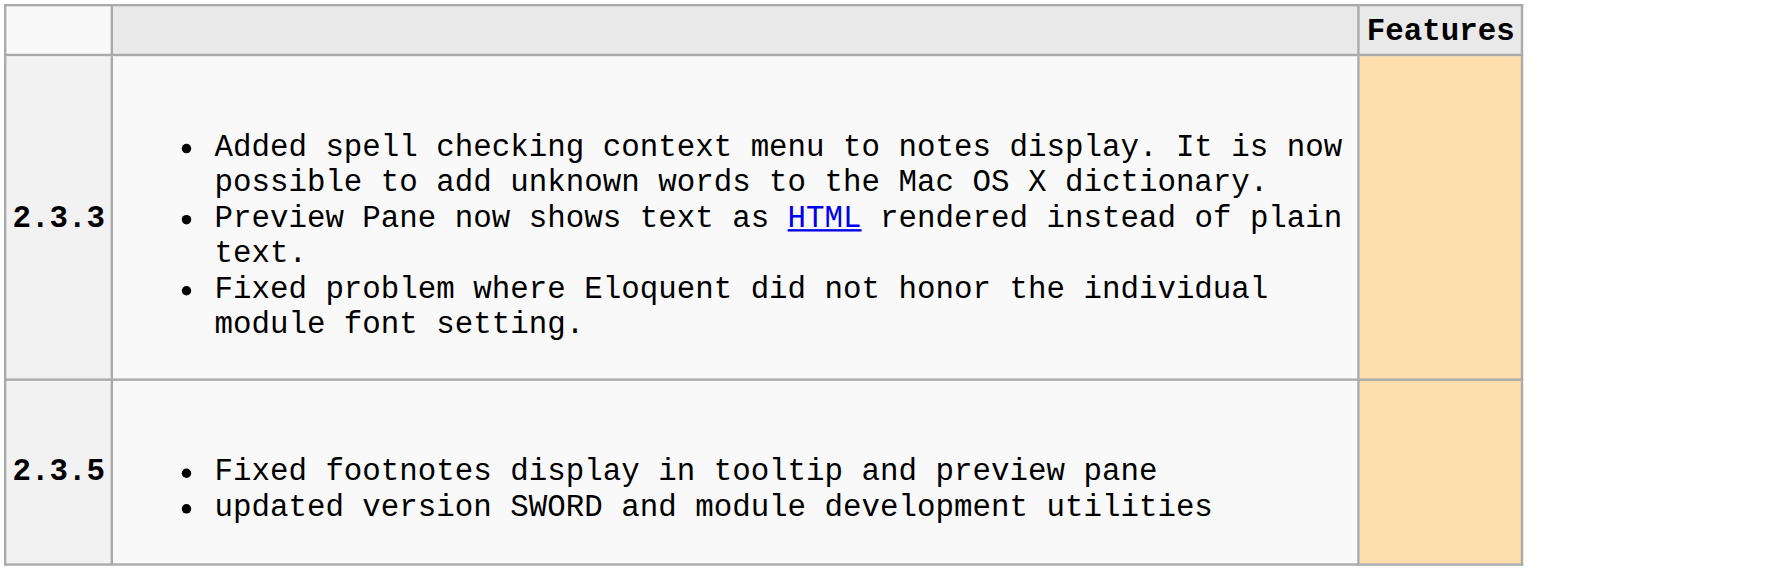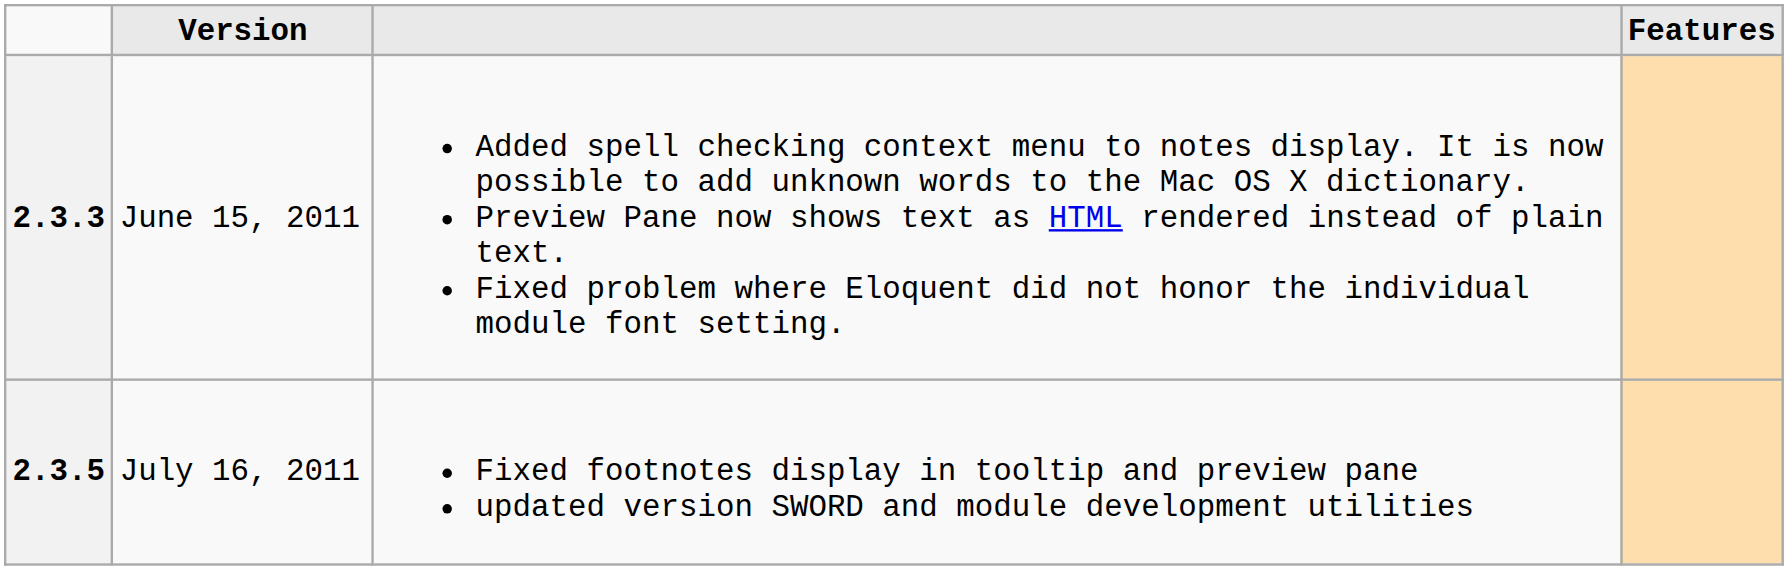+ column: (243, 30)
